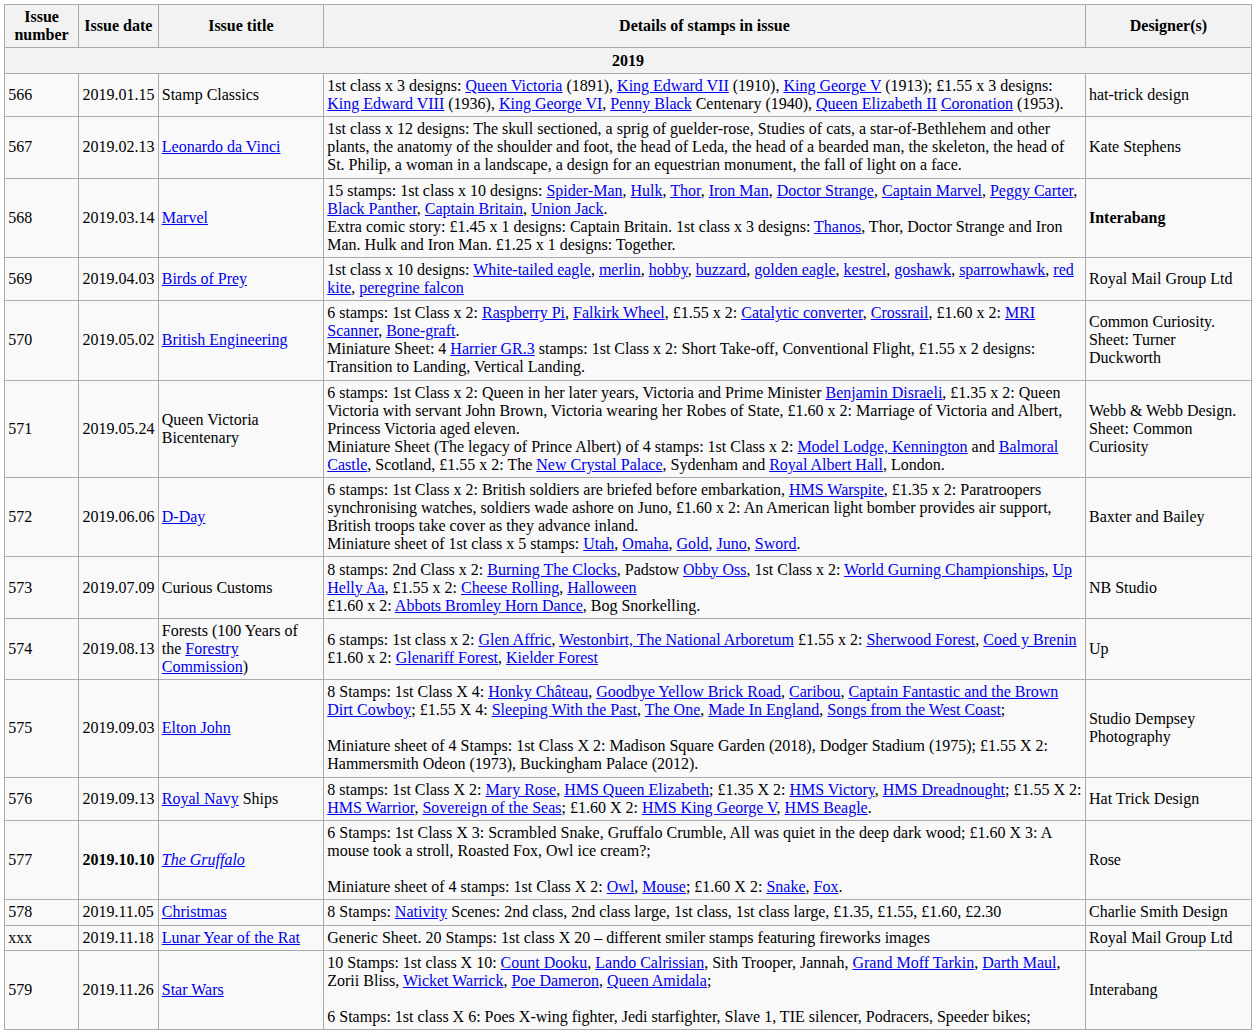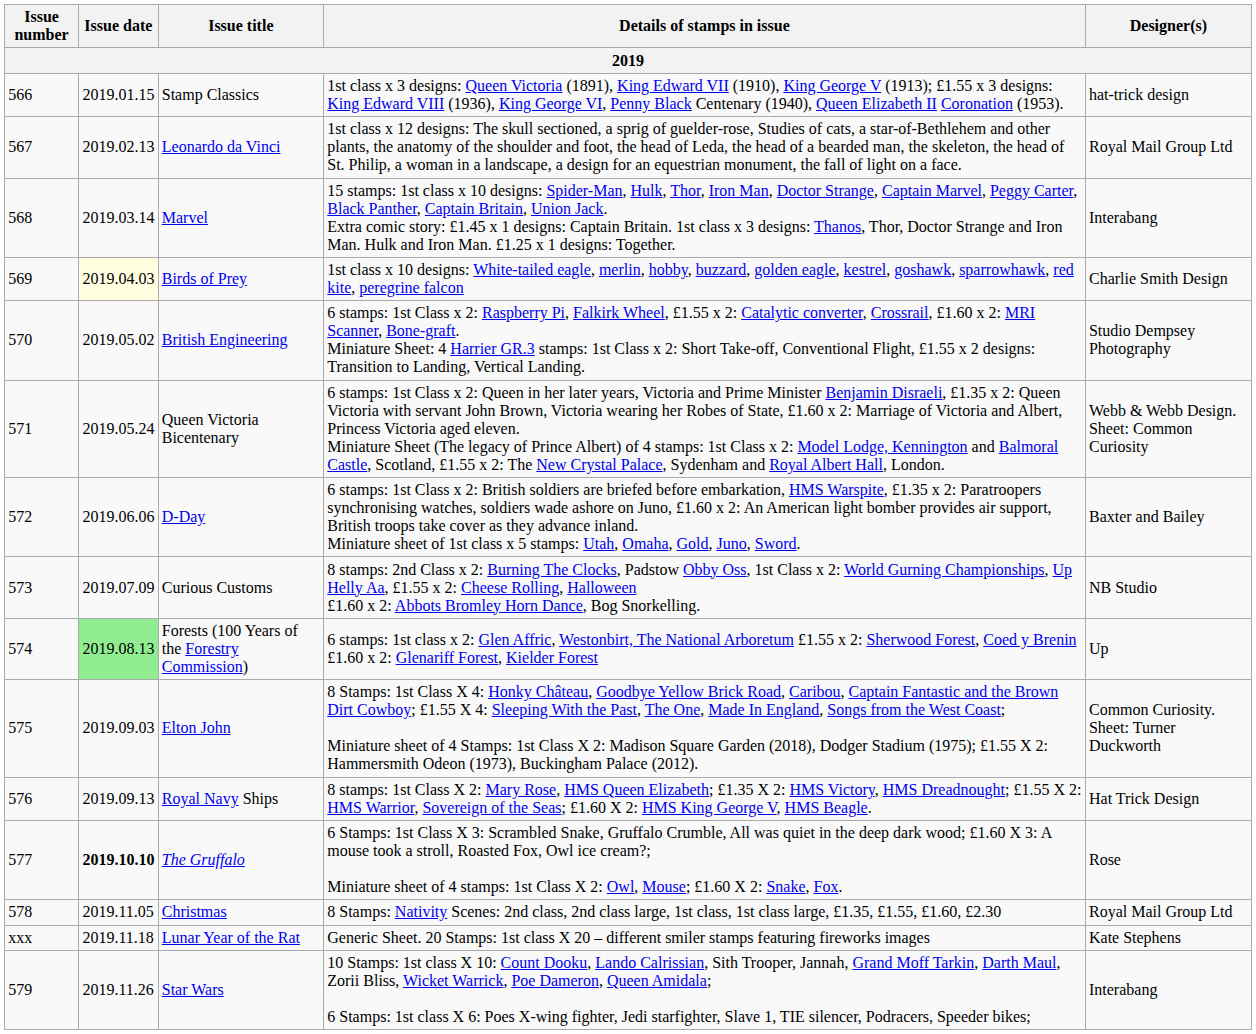(1135, 147) Kate Stephens -> (1161, 147) Royal Mail Group Ltd
(1127, 217) bold -> (1123, 217) normal
(118, 279) no background -> (118, 279) lightyellow background
(1161, 279) Royal Mail Group Ltd -> (1158, 279) Charlie Smith Design
(1152, 340) Common Curiosity. Sheet: Turner Duckworth -> (1142, 340) Studio Dempsey Photography
(118, 648) no background -> (118, 648) lightgreen background
(1142, 728) Studio Dempsey Photography -> (1152, 728) Common Curiosity. Sheet: Turner Duckworth
(1158, 912) Charlie Smith Design -> (1161, 912) Royal Mail Group Ltd
(1161, 937) Royal Mail Group Ltd -> (1135, 937) Kate Stephens
